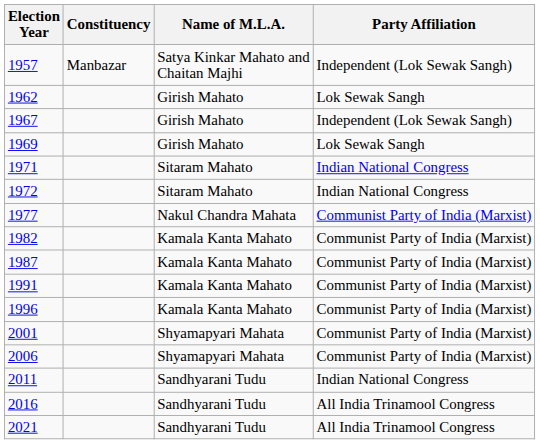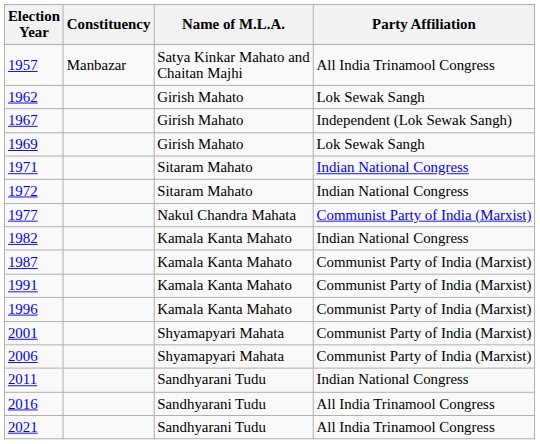(414, 65) Independent (Lok Sewak Sangh) -> (406, 65) All India Trinamool Congress
(424, 238) Communist Party of India (Marxist) -> (393, 238) Indian National Congress
